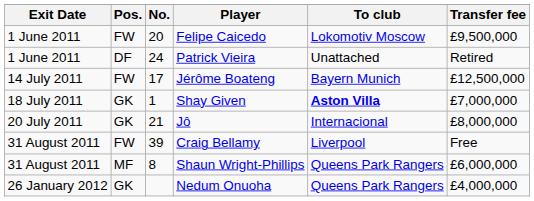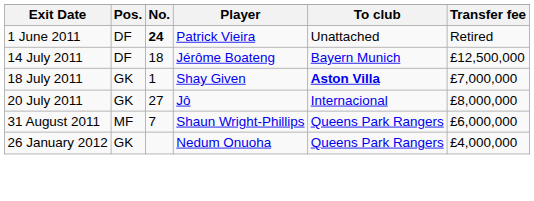- row: (221, 36)
(156, 57) normal -> (156, 36) bold
(124, 79) FW -> (123, 57) DF
(156, 79) 17 -> (156, 57) 18
(156, 121) 21 -> (156, 100) 27
- row: (218, 143)
(152, 164) 8 -> (152, 121) 7
